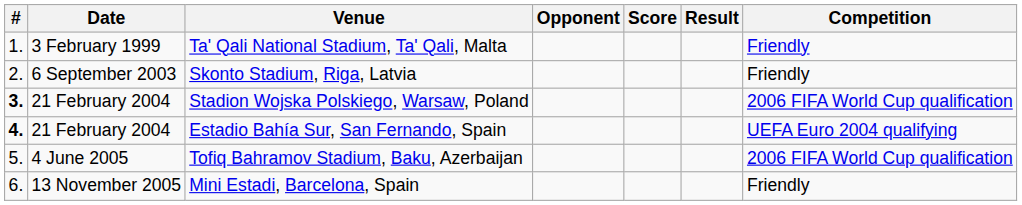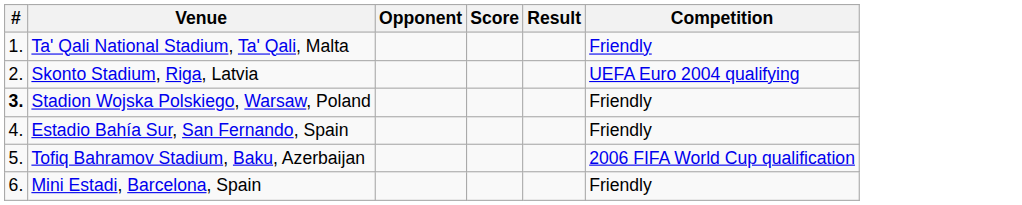- column: (106, 18)
(778, 74) Friendly -> (694, 74) UEFA Euro 2004 qualifying
(880, 102) 2006 FIFA World Cup qualification -> (620, 102) Friendly
(16, 130) bold -> (16, 130) normal
(852, 130) UEFA Euro 2004 qualifying -> (620, 130) Friendly
